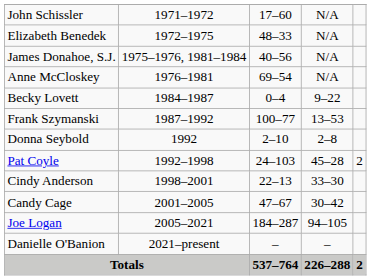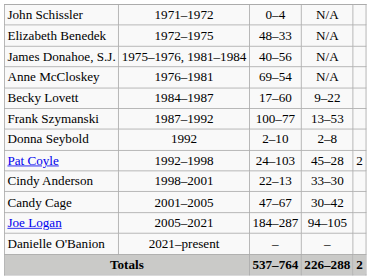(275, 14) 17–60 -> (275, 14) 0–4
(275, 98) 0–4 -> (275, 98) 17–60
